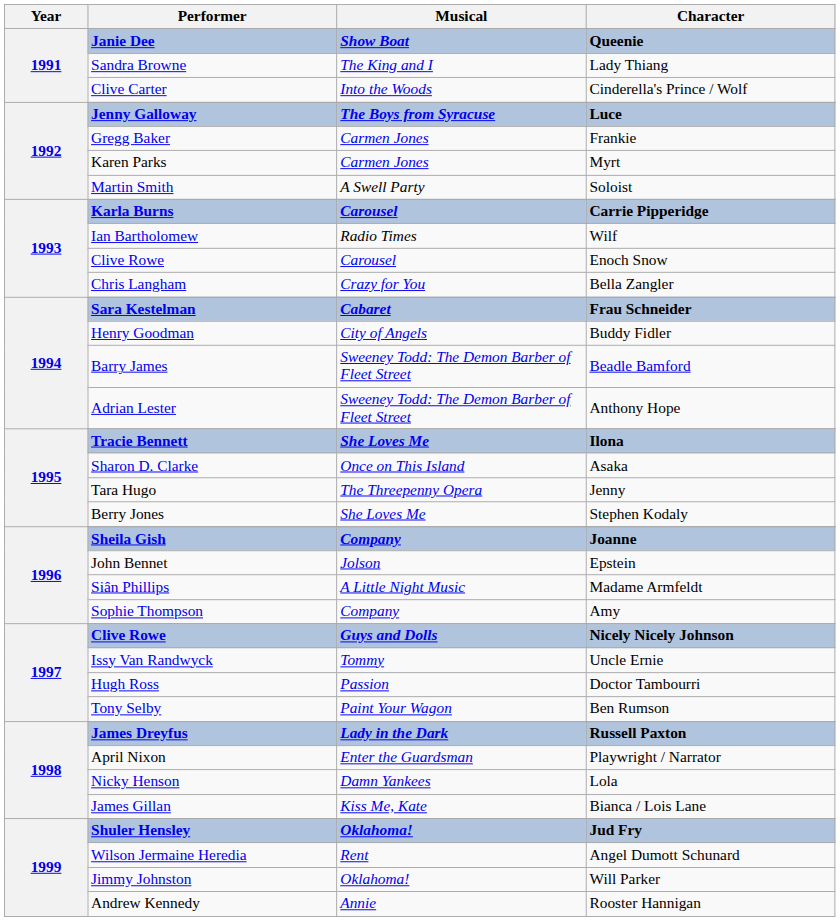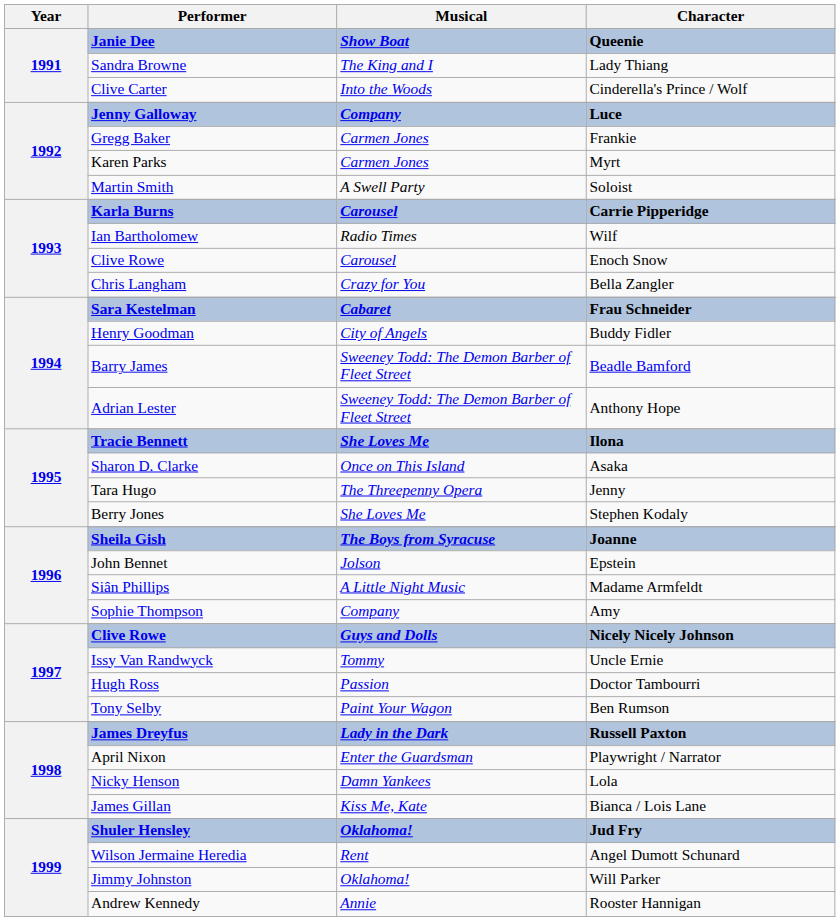(418, 114) The Boys from Syracuse -> (371, 114) Company
(371, 538) Company -> (418, 538) The Boys from Syracuse
